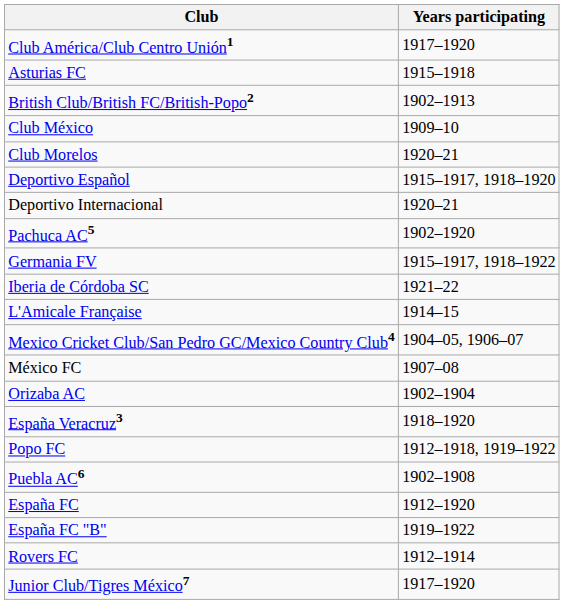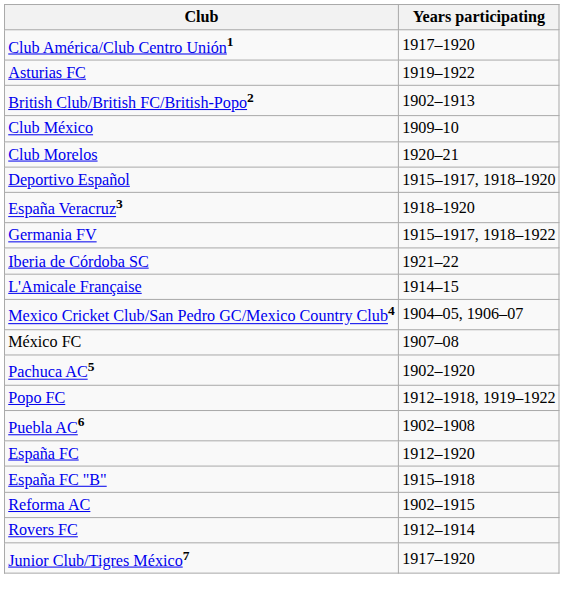(439, 72) 1915–1918 -> (439, 72) 1919–1922
- row: (86, 205)
rows swapped: (66, 421) <-> (51, 233)
- row: (47, 393)
(439, 530) 1919–1922 -> (439, 479) 1915–1918
+ row: (49, 504)
